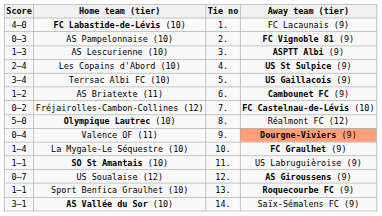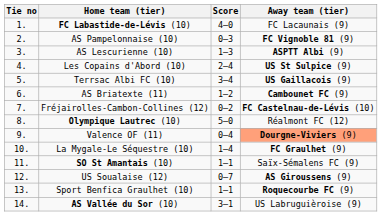columns swapped: (223, 11) <-> (19, 11)
(308, 163) US Labruguièroise (9) -> (308, 163) Saïx-Sémalens FC (9)
(308, 204) Saïx-Sémalens FC (9) -> (308, 204) US Labruguièroise (9)
